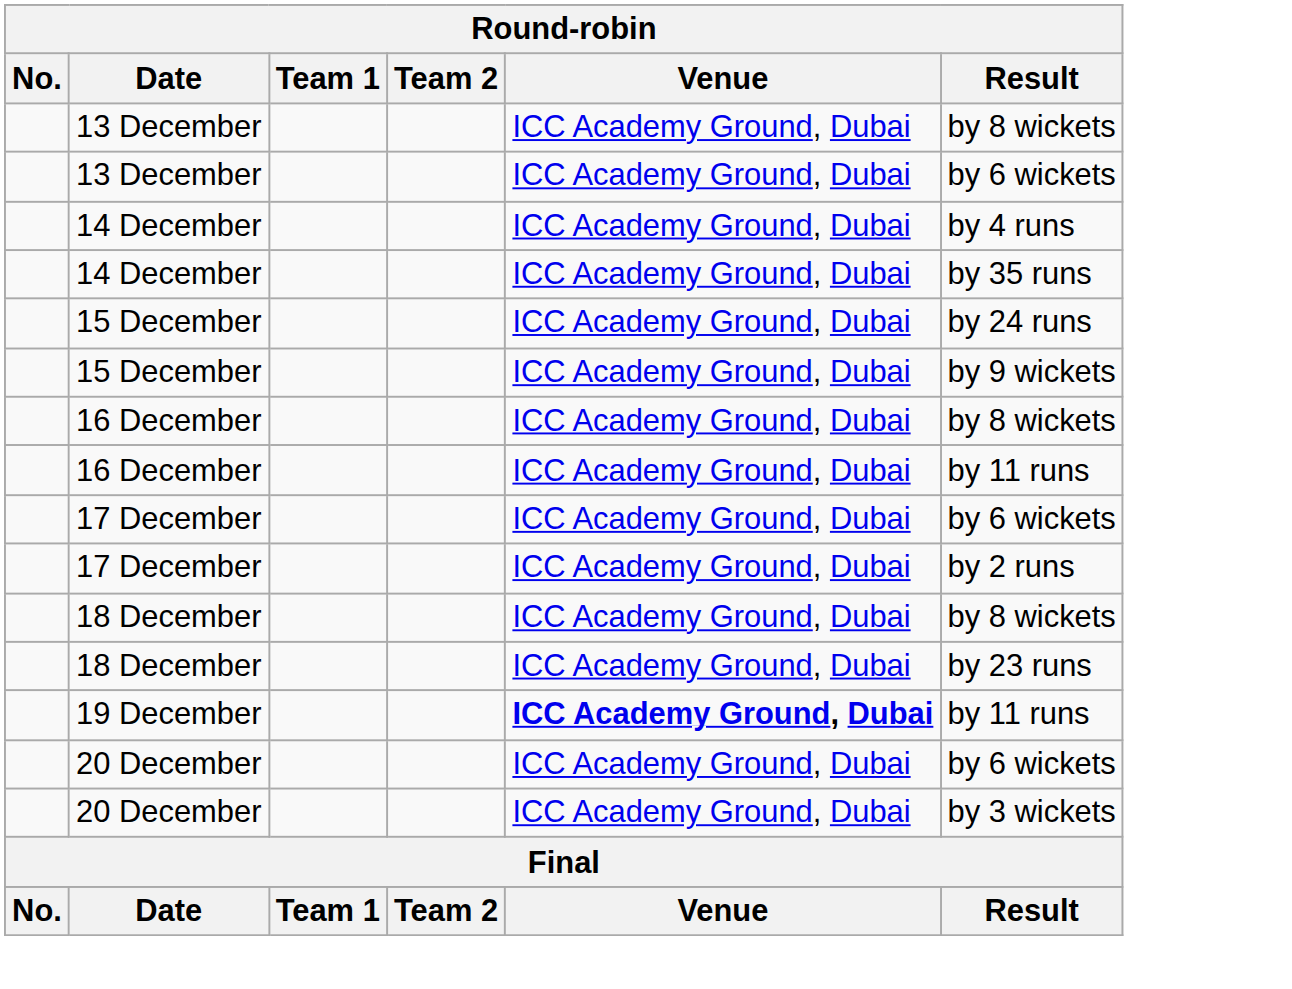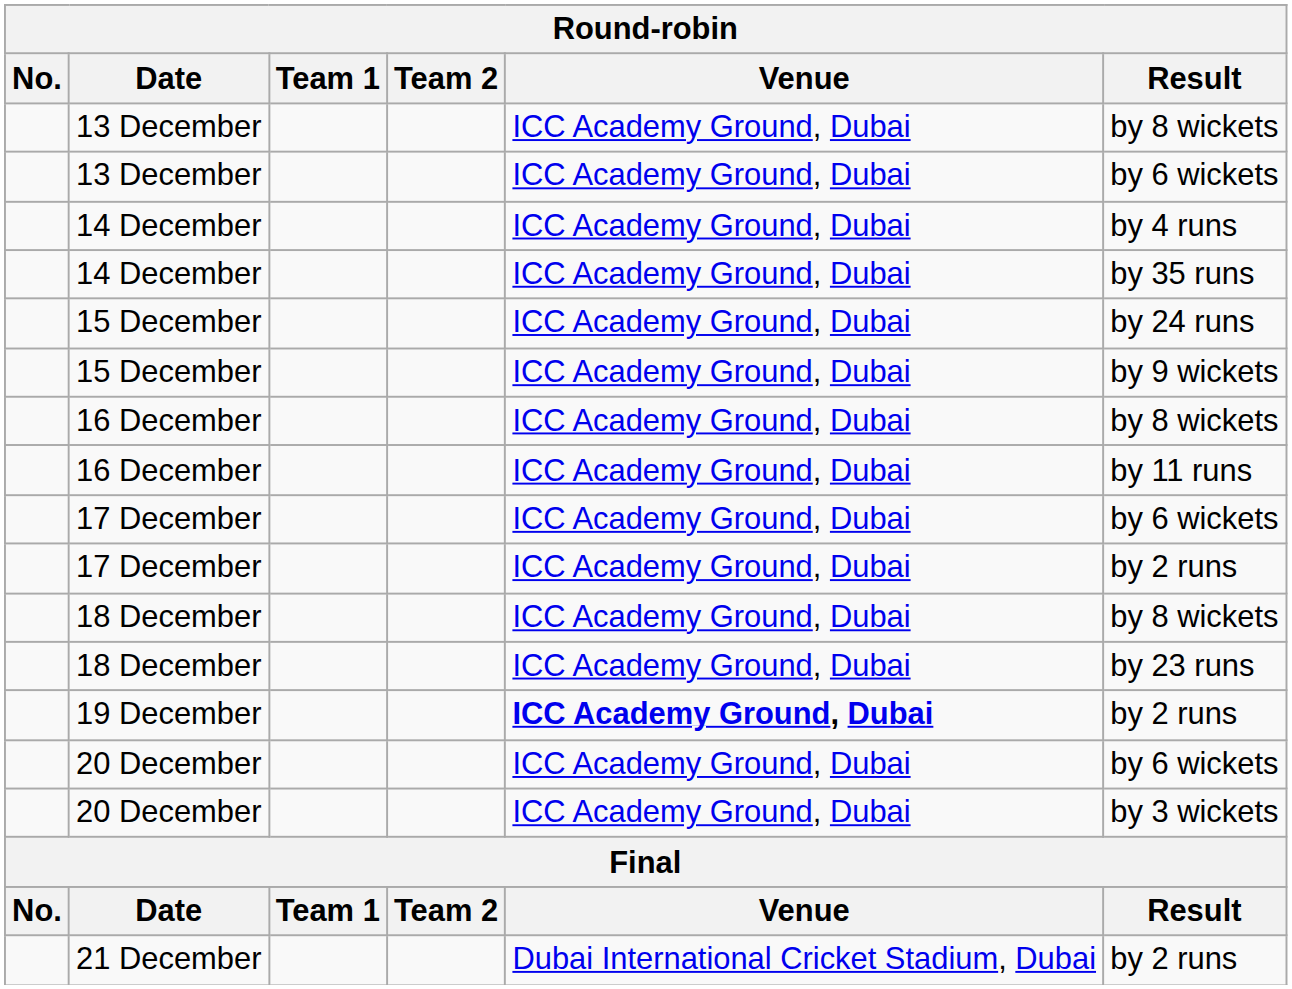(1019, 714) by 11 runs -> (1174, 714) by 2 runs
+ row: (37, 960)
